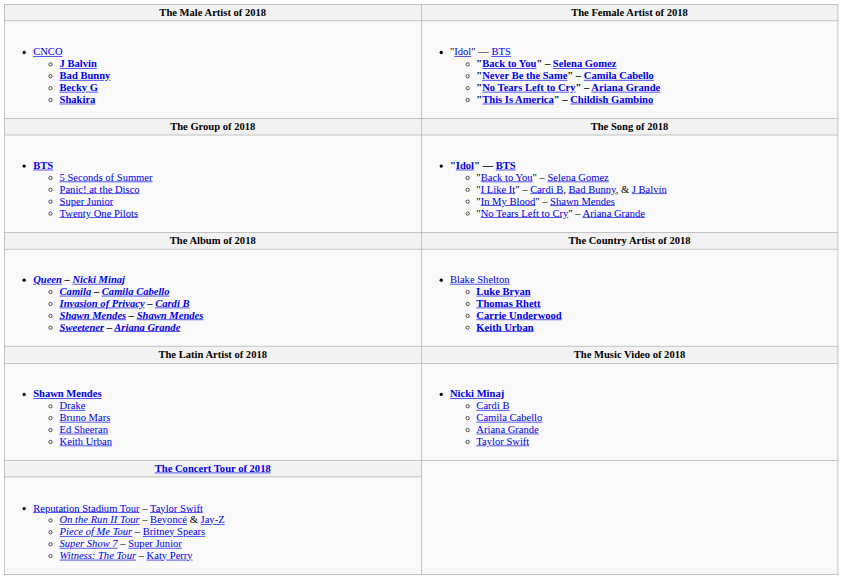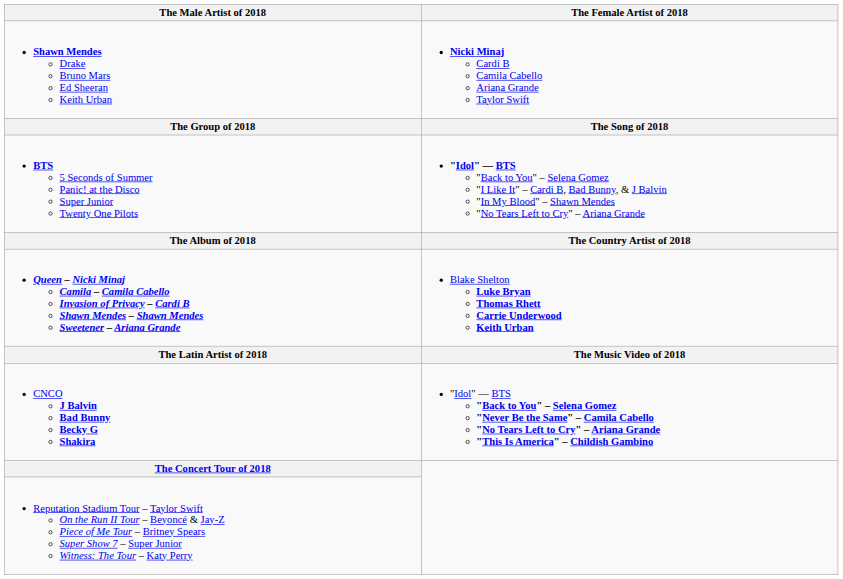rows swapped: (213, 418) <-> (213, 76)
